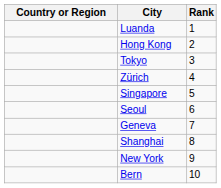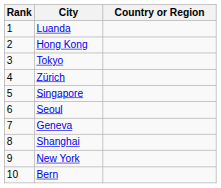columns swapped: (201, 12) <-> (61, 12)
